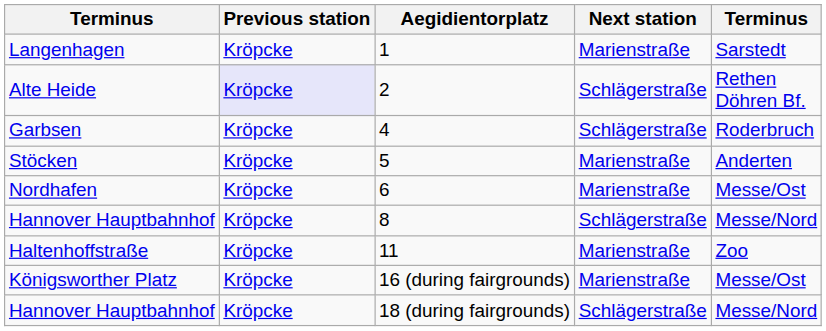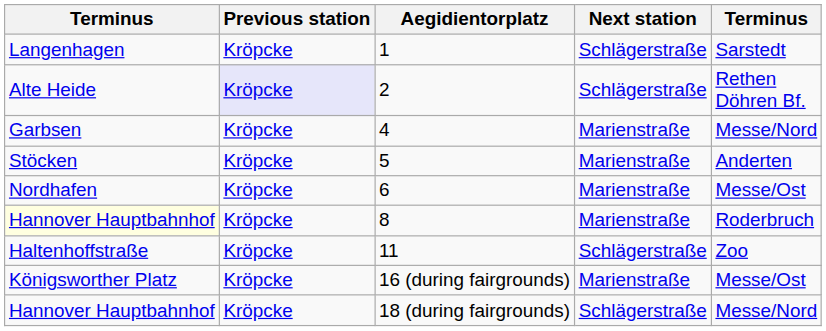(634, 49) Marienstraße -> (643, 49) Schlägerstraße
(643, 130) Schlägerstraße -> (634, 130) Marienstraße
(765, 130) Roderbruch -> (766, 130) Messe/Nord
(112, 220) no background -> (112, 220) lightyellow background
(643, 220) Schlägerstraße -> (634, 220) Marienstraße
(766, 220) Messe/Nord -> (765, 220) Roderbruch
(634, 250) Marienstraße -> (643, 250) Schlägerstraße
